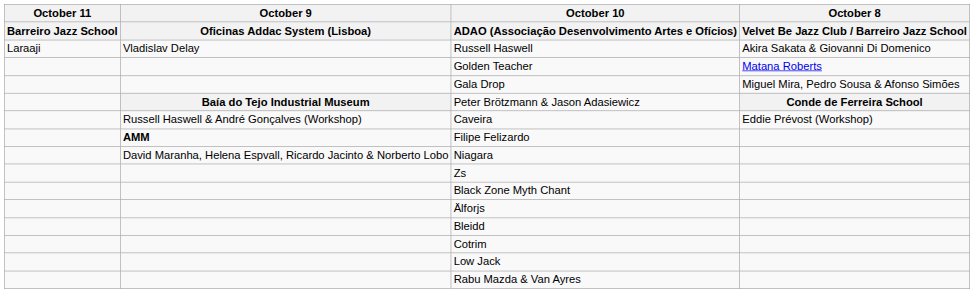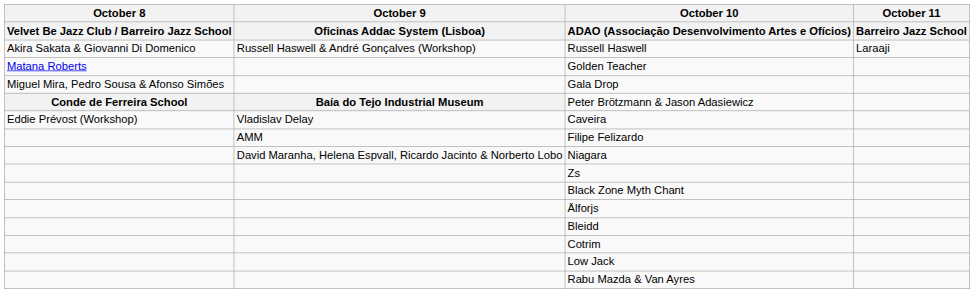columns swapped: (855, 31) <-> (62, 31)
(161, 48) Vladislav Delay -> (356, 48) Russell Haswell & André Gonçalves (Workshop)
(242, 119) Russell Haswell & André Gonçalves (Workshop) -> (275, 119) Vladislav Delay
(136, 137) bold -> (250, 137) normal
